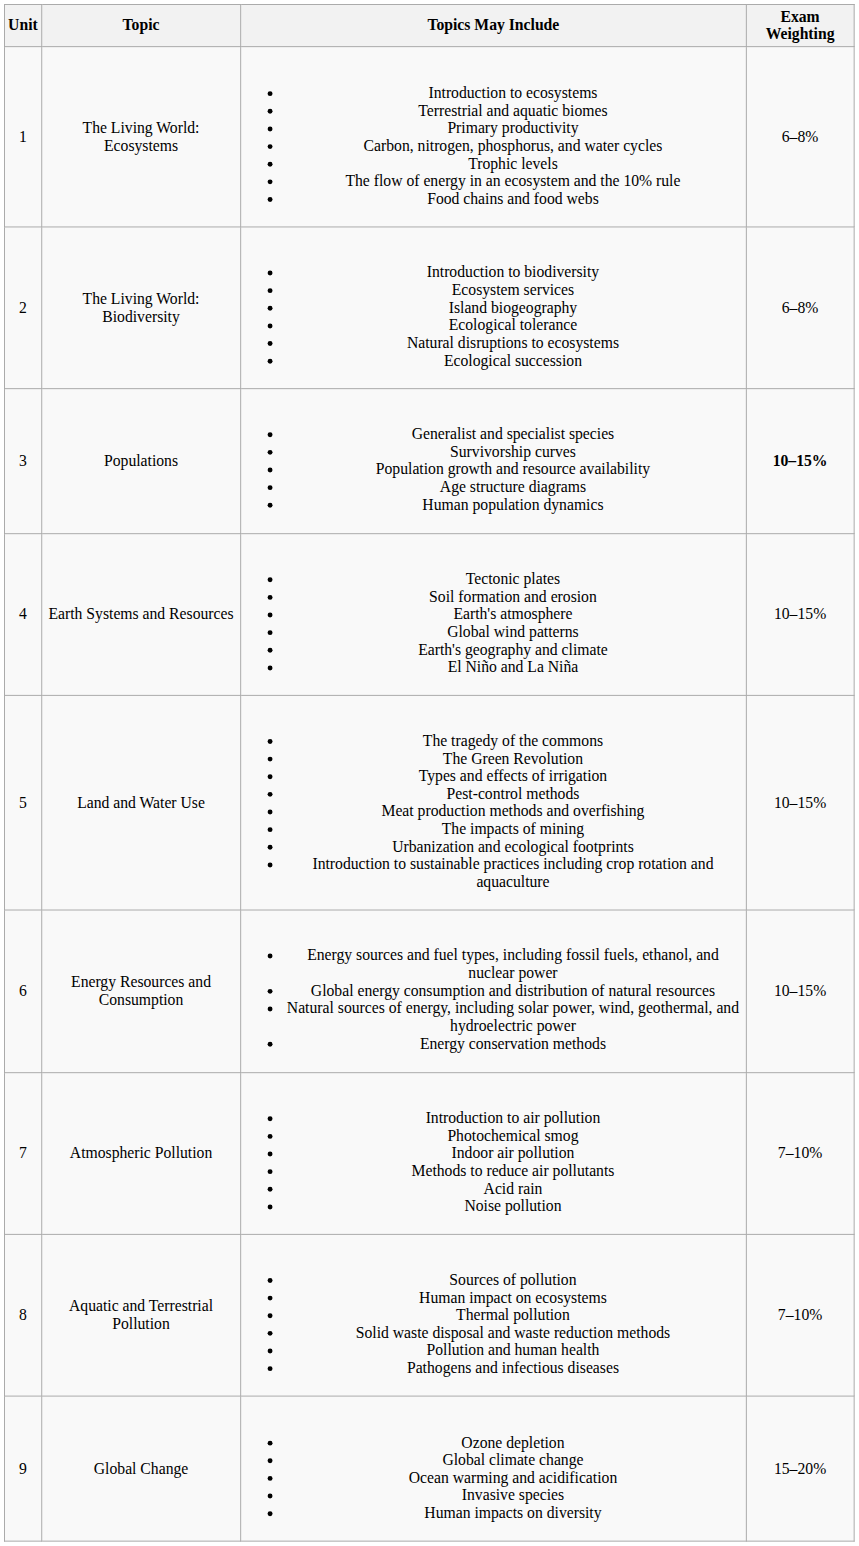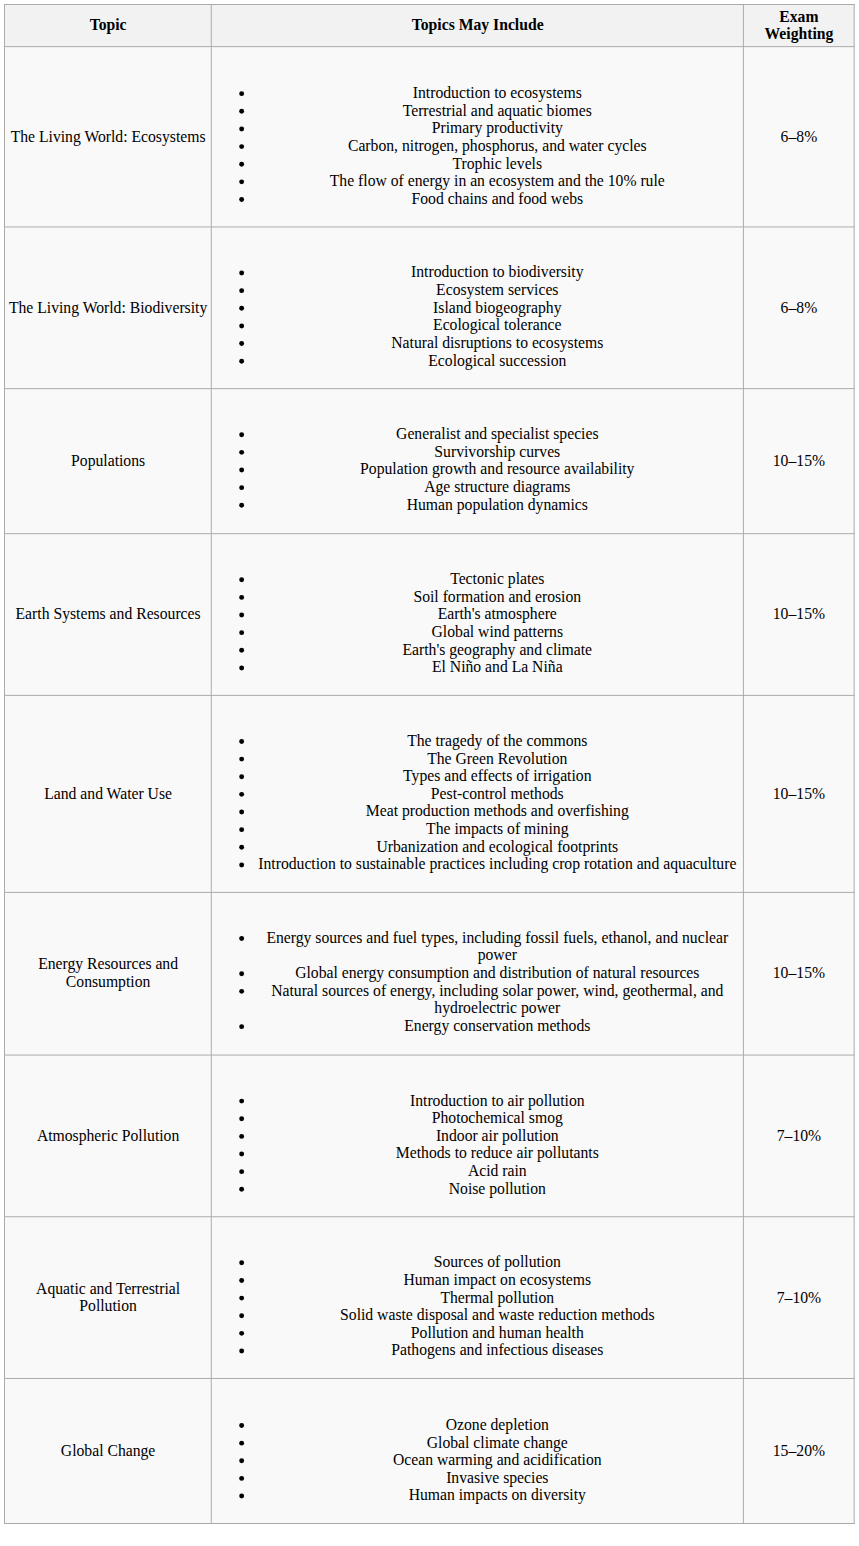- column: (23, 25)
(800, 460) bold -> (799, 460) normal
